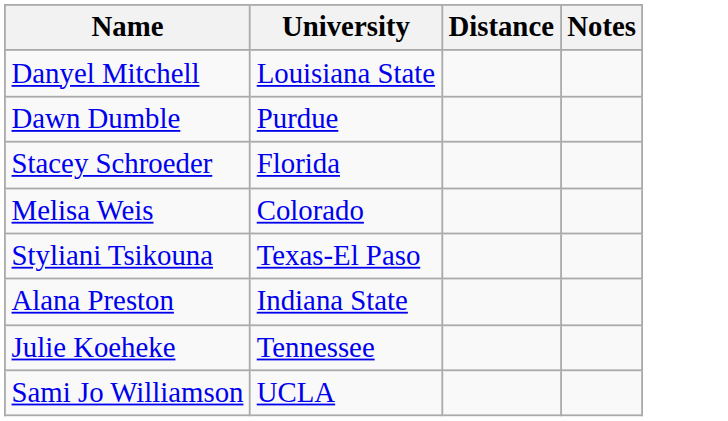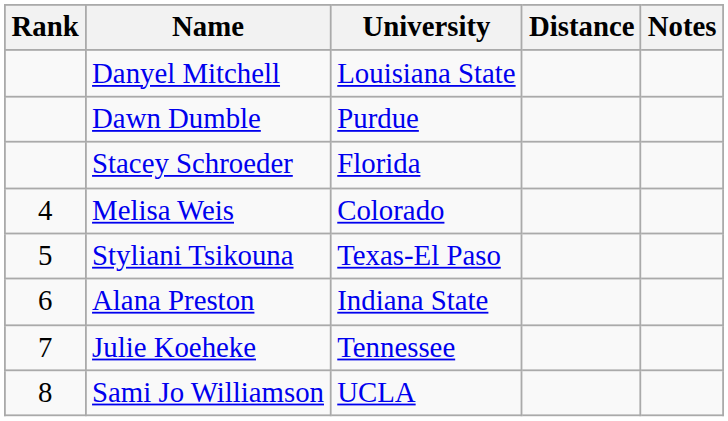+ column: (45, 27)
